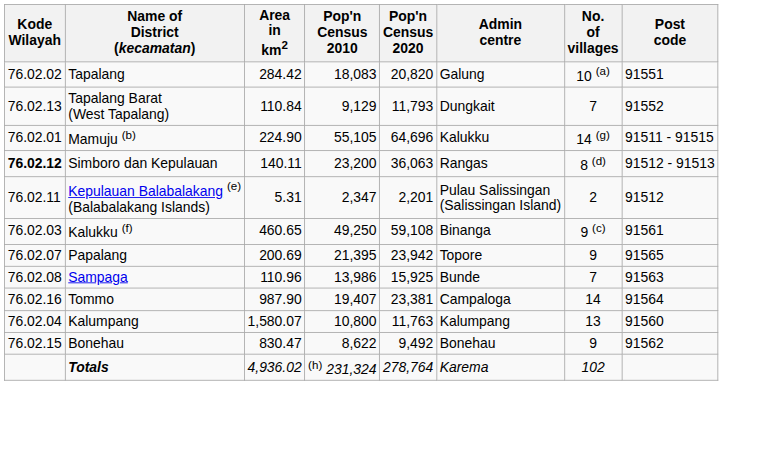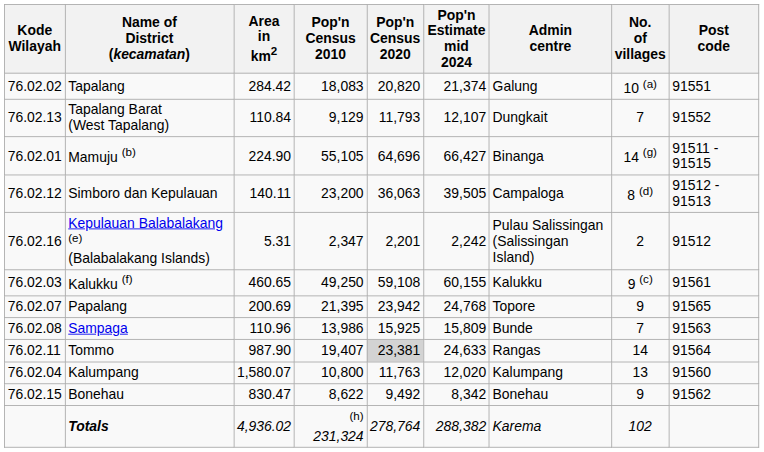+ column: (456, 39)
(464, 138) Kalukku -> (518, 156) Binanga
(35, 163) bold -> (35, 193) normal
(464, 163) Rangas -> (528, 193) Campaloga
(34, 197) 76.02.11 -> (35, 241) 76.02.16
(465, 231) Binanga -> (517, 282) Kalukku
(35, 299) 76.02.16 -> (34, 350) 76.02.11
(412, 299) no background -> (399, 350) lightgrey background
(475, 299) Campaloga -> (517, 350) Rangas
